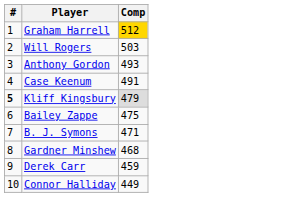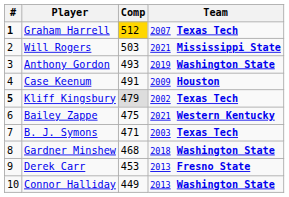+ column: (216, 13)
(10, 30) normal -> (10, 30) bold
(130, 167) 459 -> (130, 167) 453
